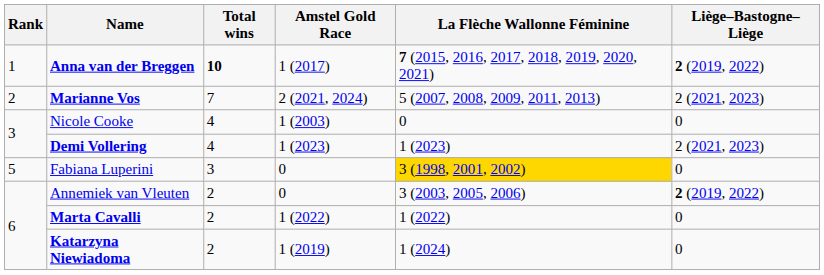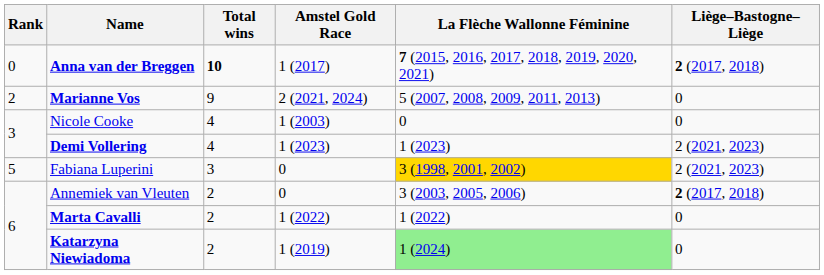(12, 65) 1 -> (12, 65) 0
(720, 65) 2 (2019, 2022) -> (720, 65) 2 (2017, 2018)
(211, 97) 7 -> (211, 97) 9
(720, 97) 2 (2021, 2023) -> (679, 97) 0
(679, 169) 0 -> (720, 169) 2 (2021, 2023)
(720, 193) 2 (2019, 2022) -> (720, 193) 2 (2017, 2018)
(425, 249) no background -> (425, 249) lightgreen background
